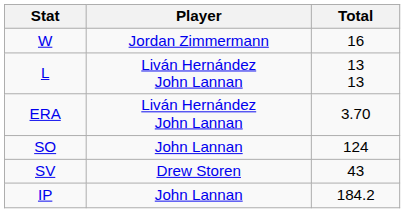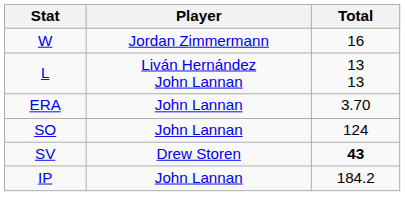(199, 114) Liván Hernández John Lannan -> (199, 105) John Lannan
(356, 171) normal -> (356, 154) bold
